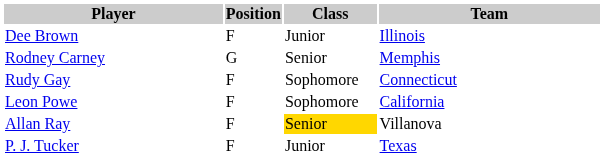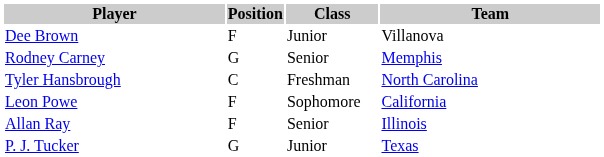(402, 36) Illinois -> (413, 36) Villanova
- row: (38, 80)
+ row: (63, 80)
(306, 124) gold background -> (308, 124) no background
(411, 124) Villanova -> (404, 124) Illinois
(230, 146) F -> (234, 146) G
